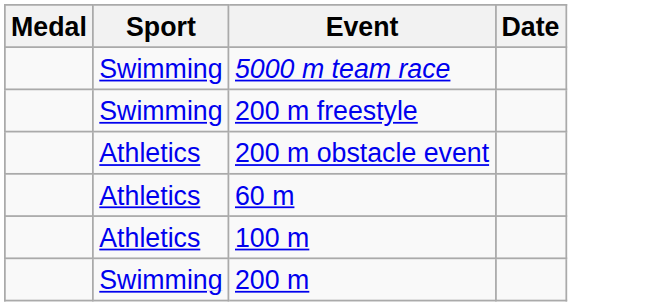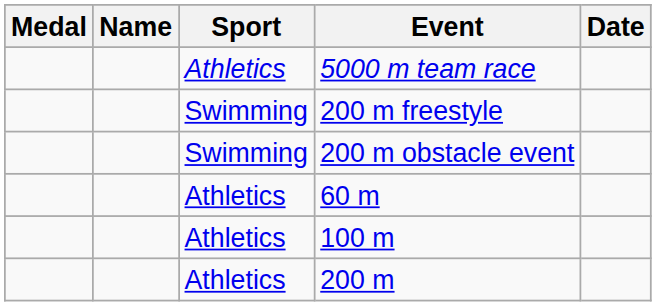+ column: (136, 26)
(161, 69) Swimming -> (235, 69) Athletics
(150, 153) Athletics -> (246, 153) Swimming
(161, 280) Swimming -> (235, 280) Athletics
